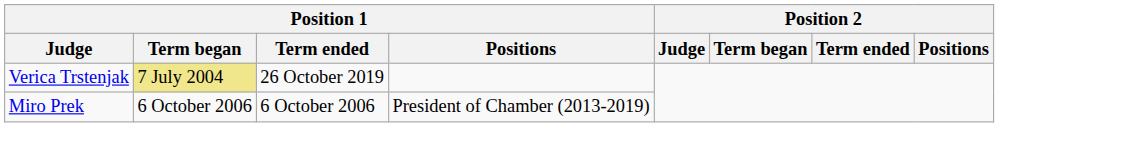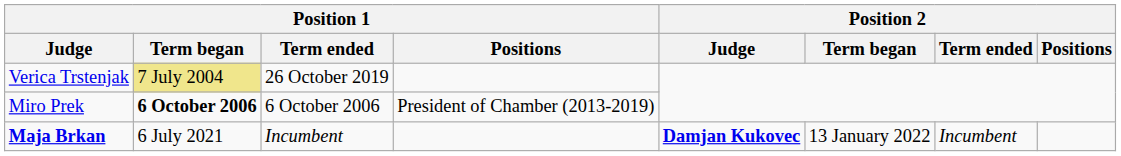(195, 106) normal -> (197, 106) bold
+ row: (57, 135)
